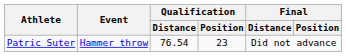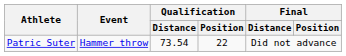(174, 43) 76.54 -> (174, 43) 73.54
(222, 43) 23 -> (222, 43) 22
